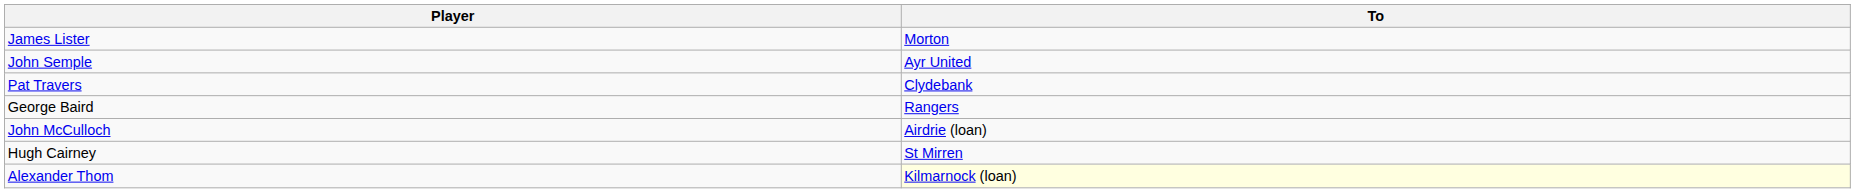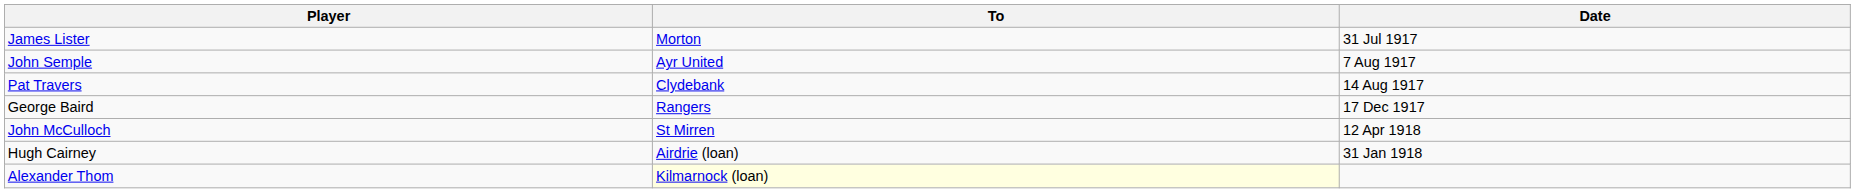+ column: (1595, 16)
(946, 130) Airdrie (loan) -> (685, 130) St Mirren
(934, 153) St Mirren -> (697, 153) Airdrie (loan)
